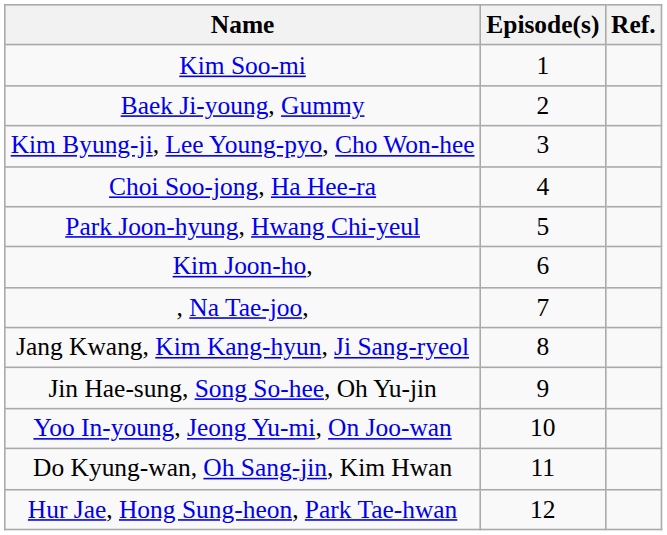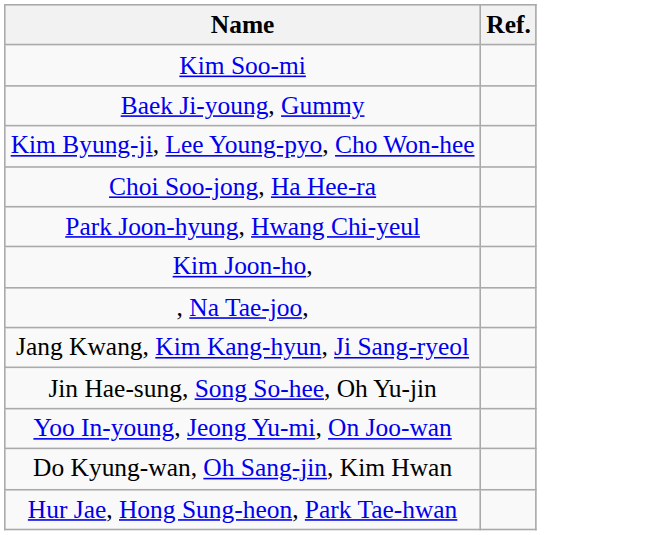- column: (543, 24)
